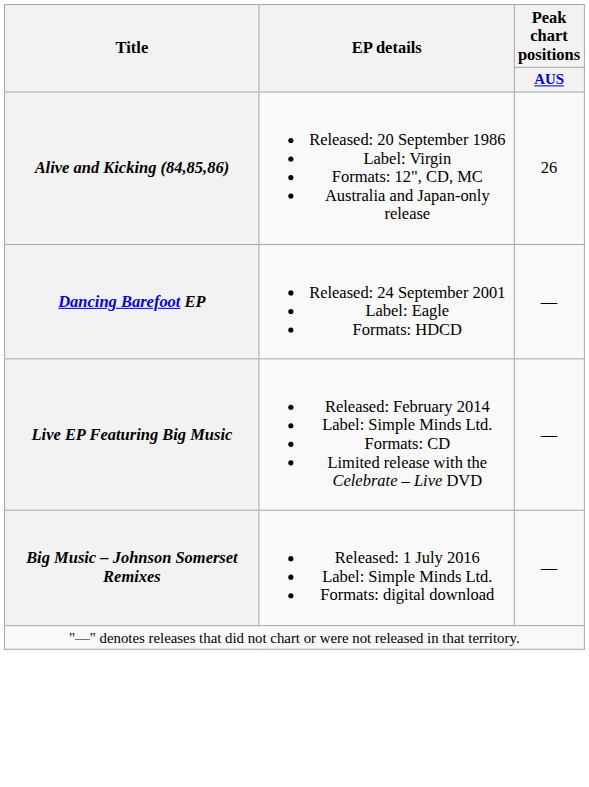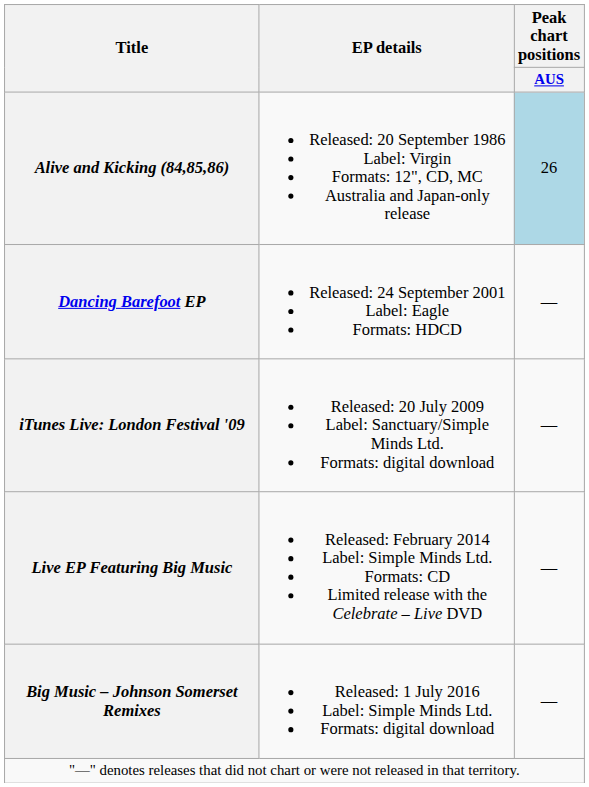(549, 168) no background -> (549, 168) lightblue background
+ row: (132, 425)
